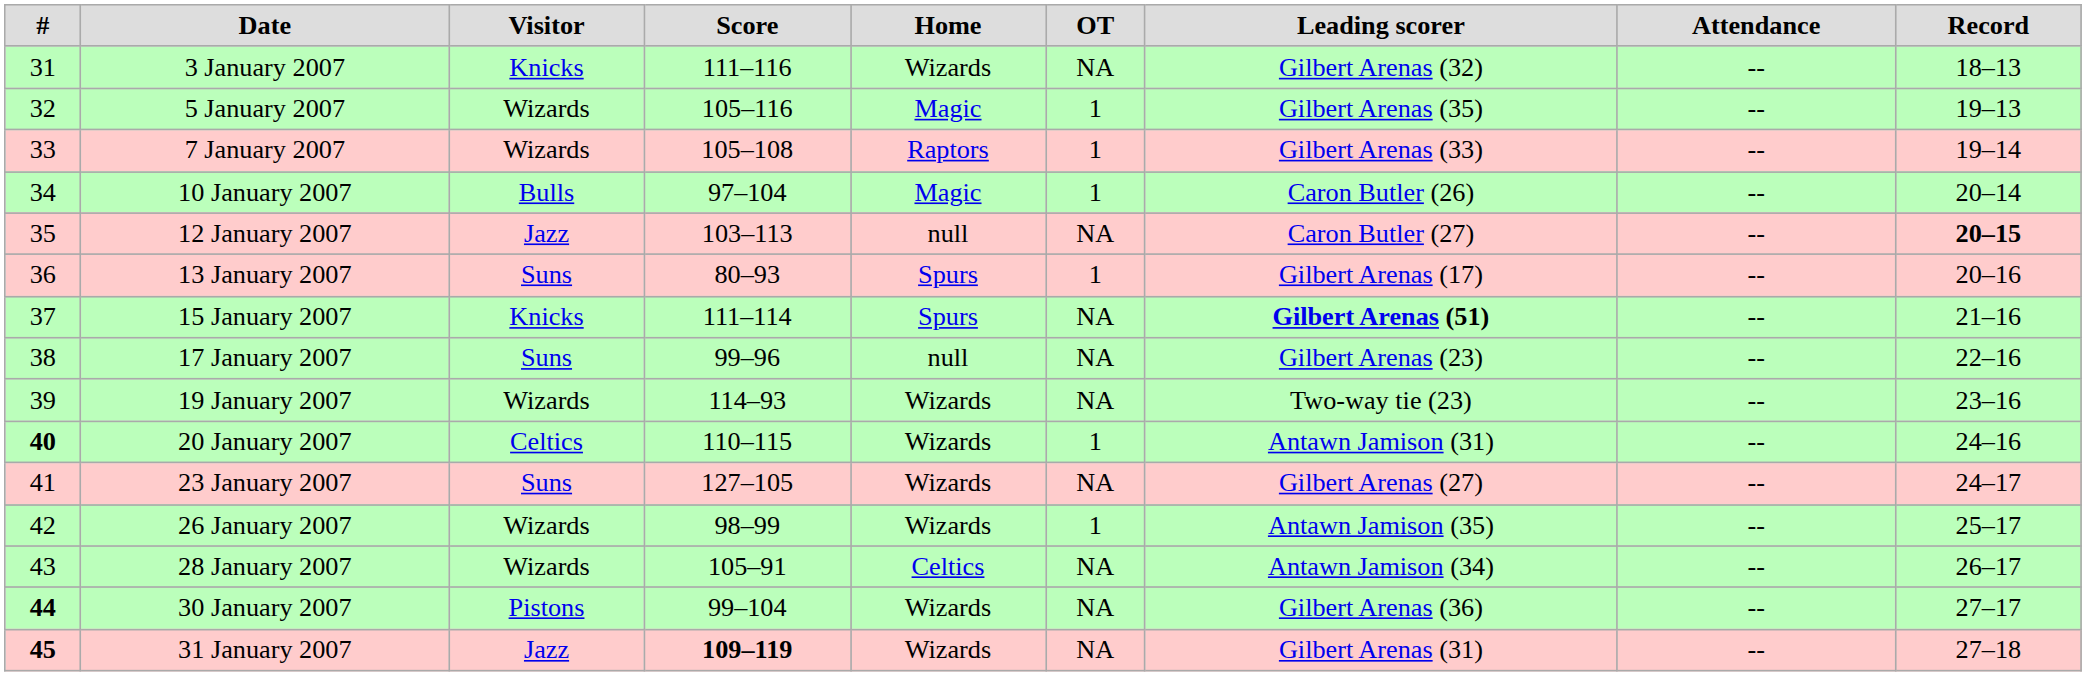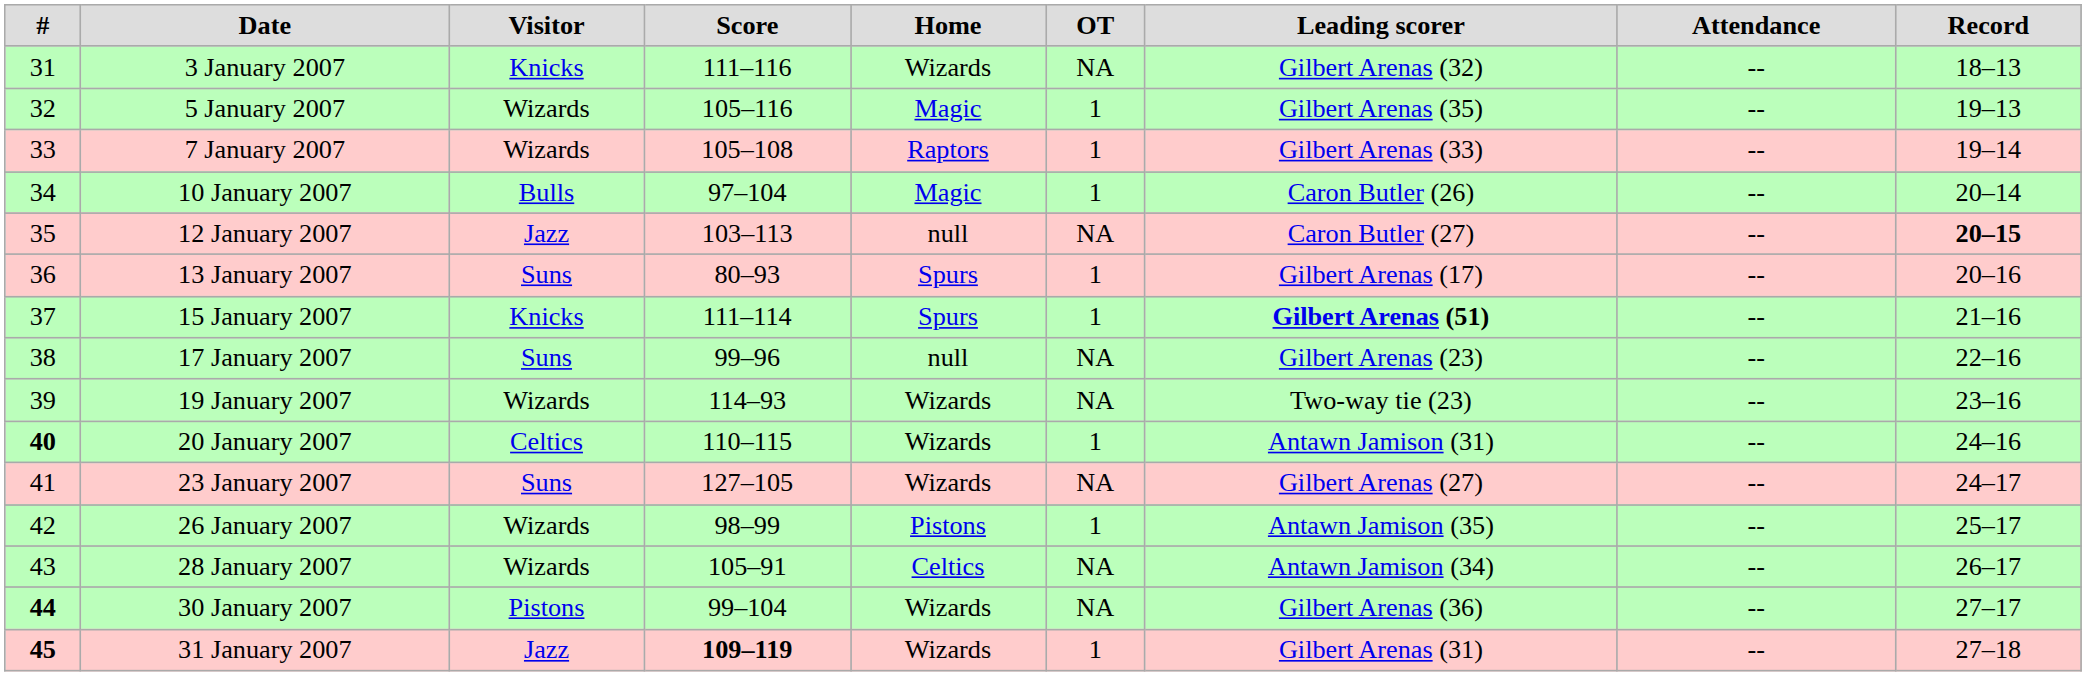(1095, 316) NA -> (1095, 316) 1
(948, 524) Wizards -> (948, 524) Pistons
(1095, 649) NA -> (1095, 649) 1
